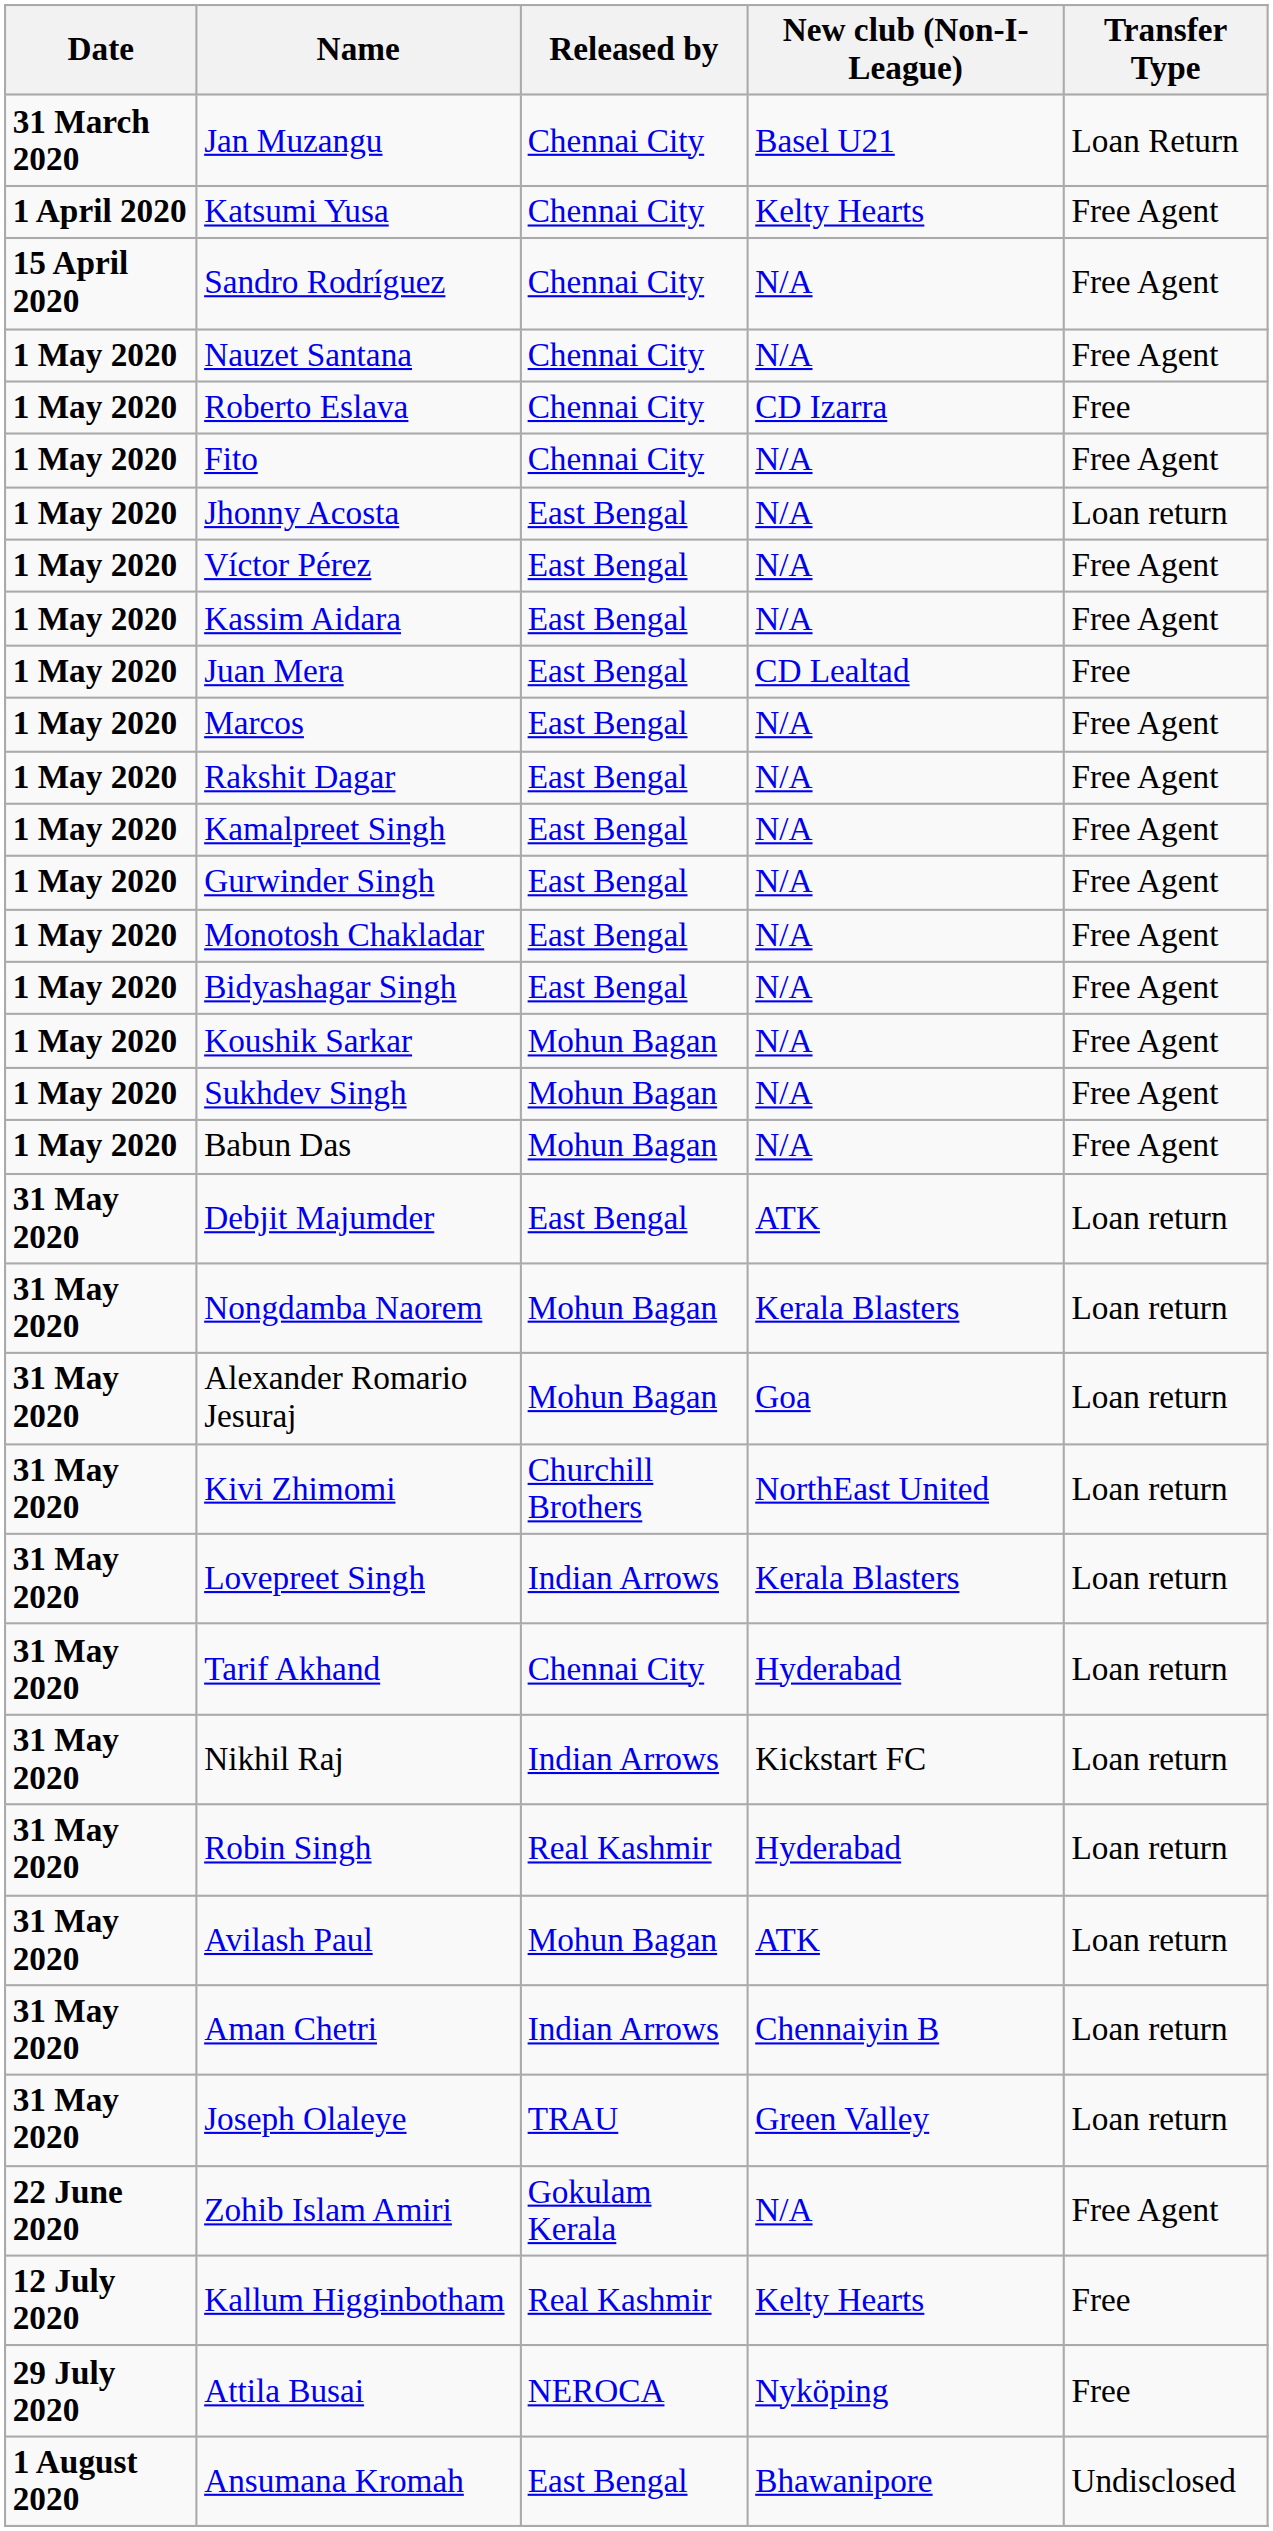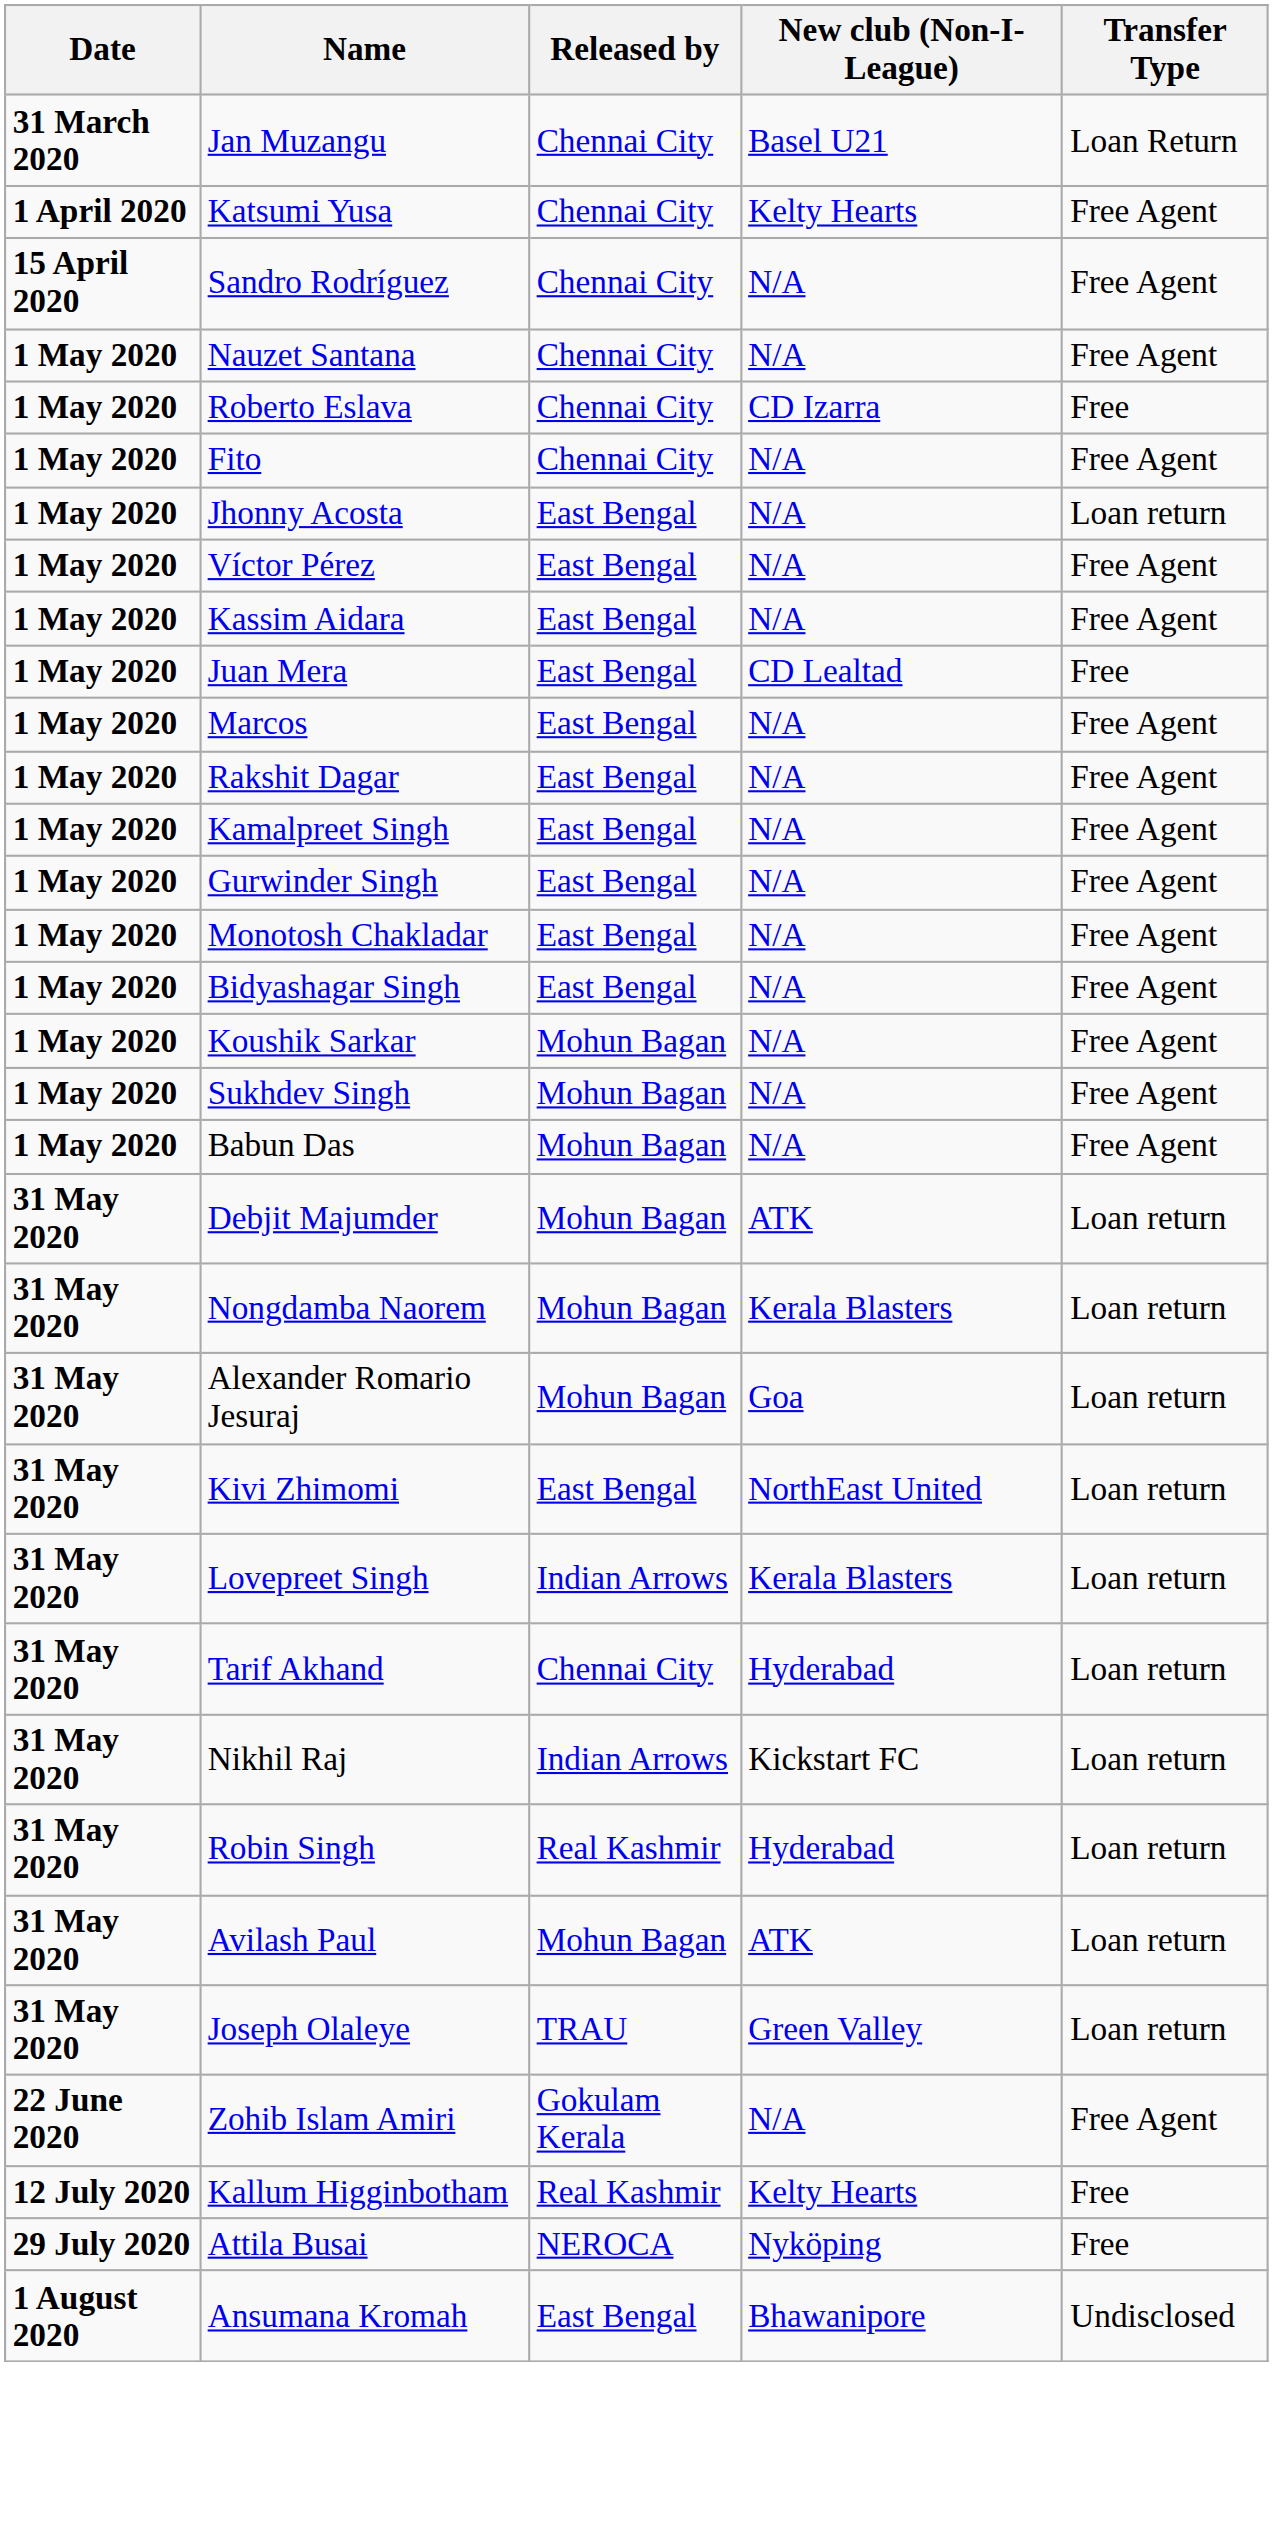(608, 1217) East Bengal -> (631, 1217) Mohun Bagan
(590, 1488) Churchill Brothers -> (617, 1488) East Bengal
- row: (291, 2029)
